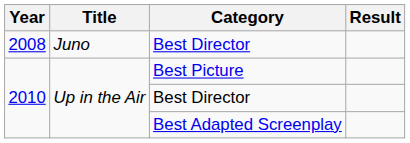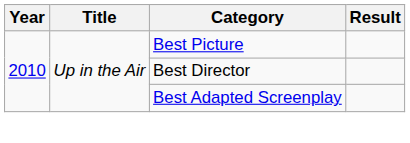- row: (27, 44)
